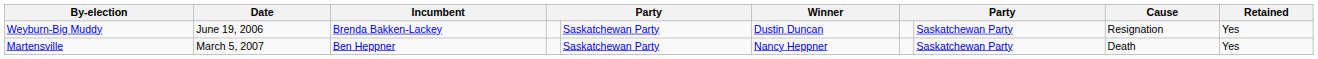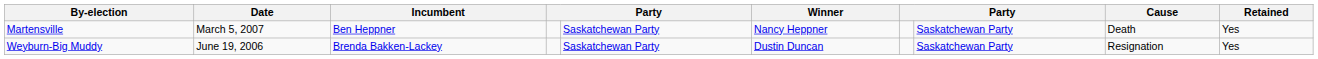rows swapped: (35, 46) <-> (55, 29)
